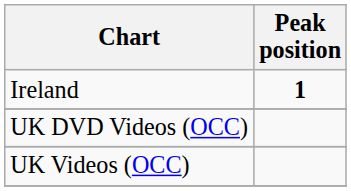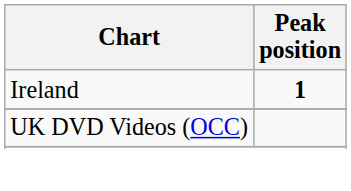- row: (100, 165)
